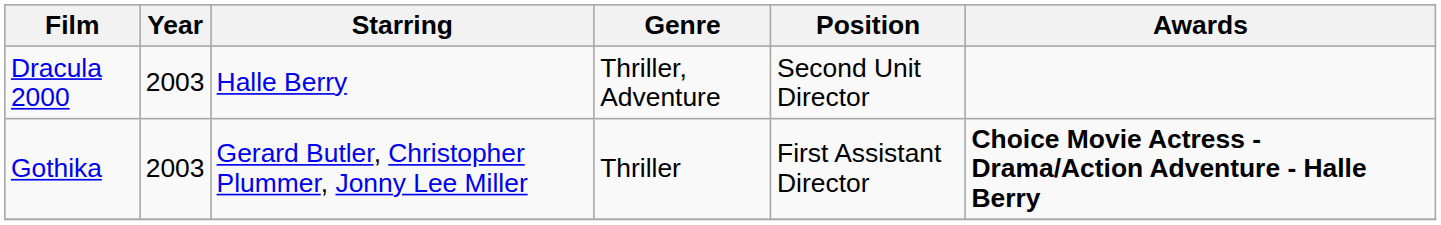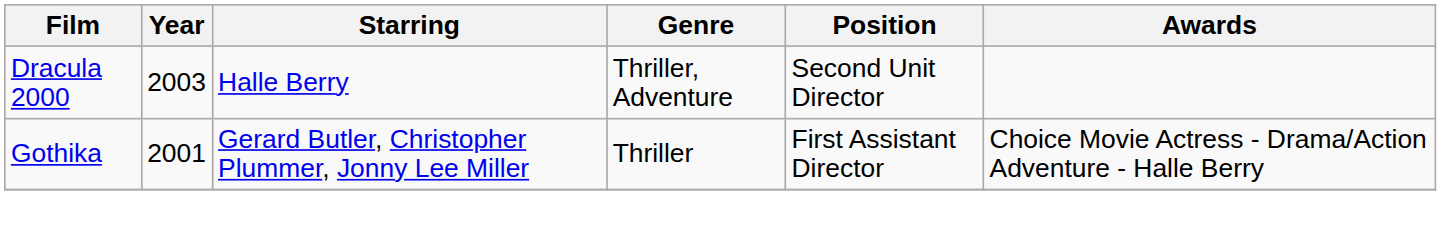(175, 168) 2003 -> (177, 153) 2001
(1169, 168) bold -> (1208, 153) normal
